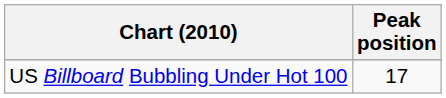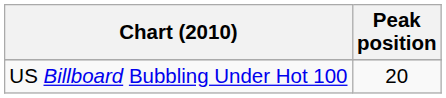(397, 76) 17 -> (397, 76) 20
